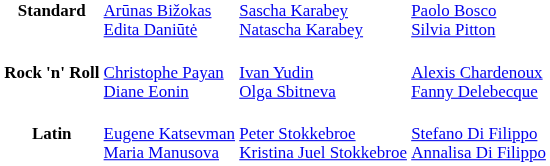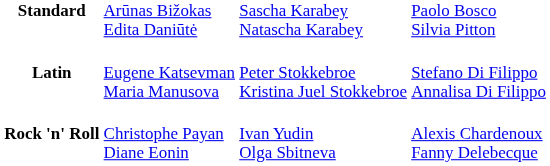rows swapped: (52, 133) <-> (52, 72)
